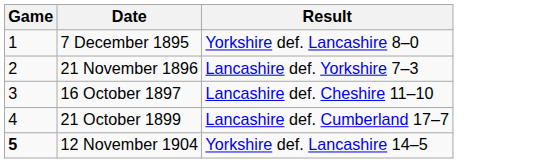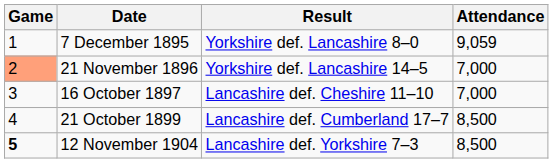+ column: (500, 17)
(13, 68) no background -> (13, 68) lightsalmon background
(312, 68) Lancashire def. Yorkshire 7–3 -> (317, 68) Yorkshire def. Lancashire 14–5
(317, 145) Yorkshire def. Lancashire 14–5 -> (312, 145) Lancashire def. Yorkshire 7–3
